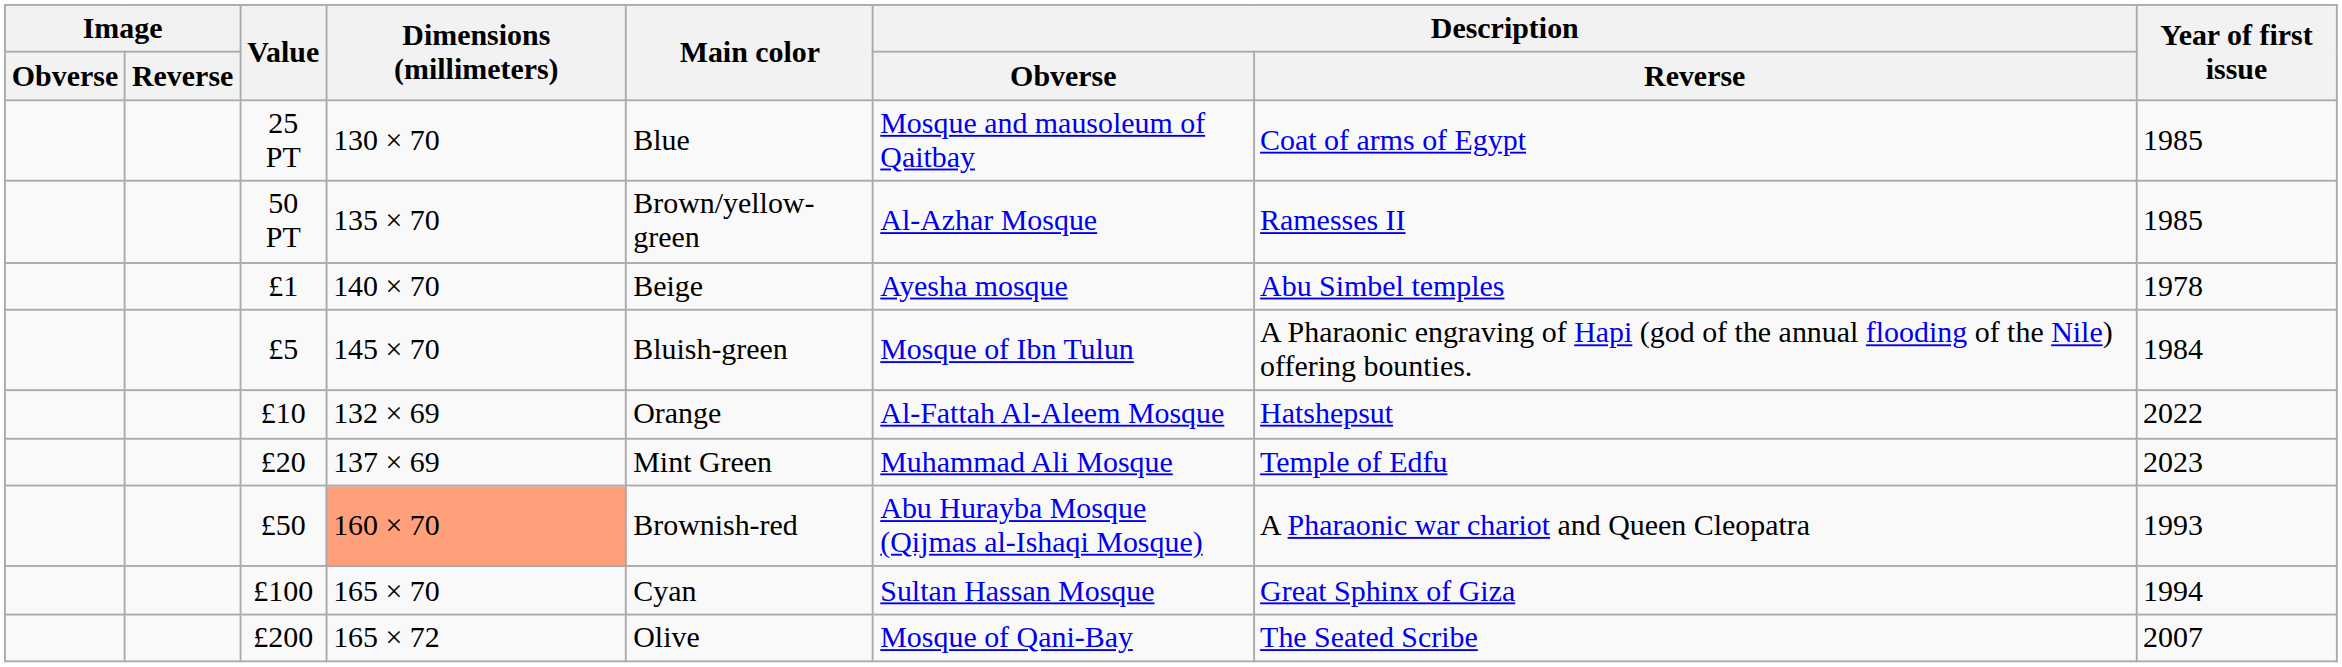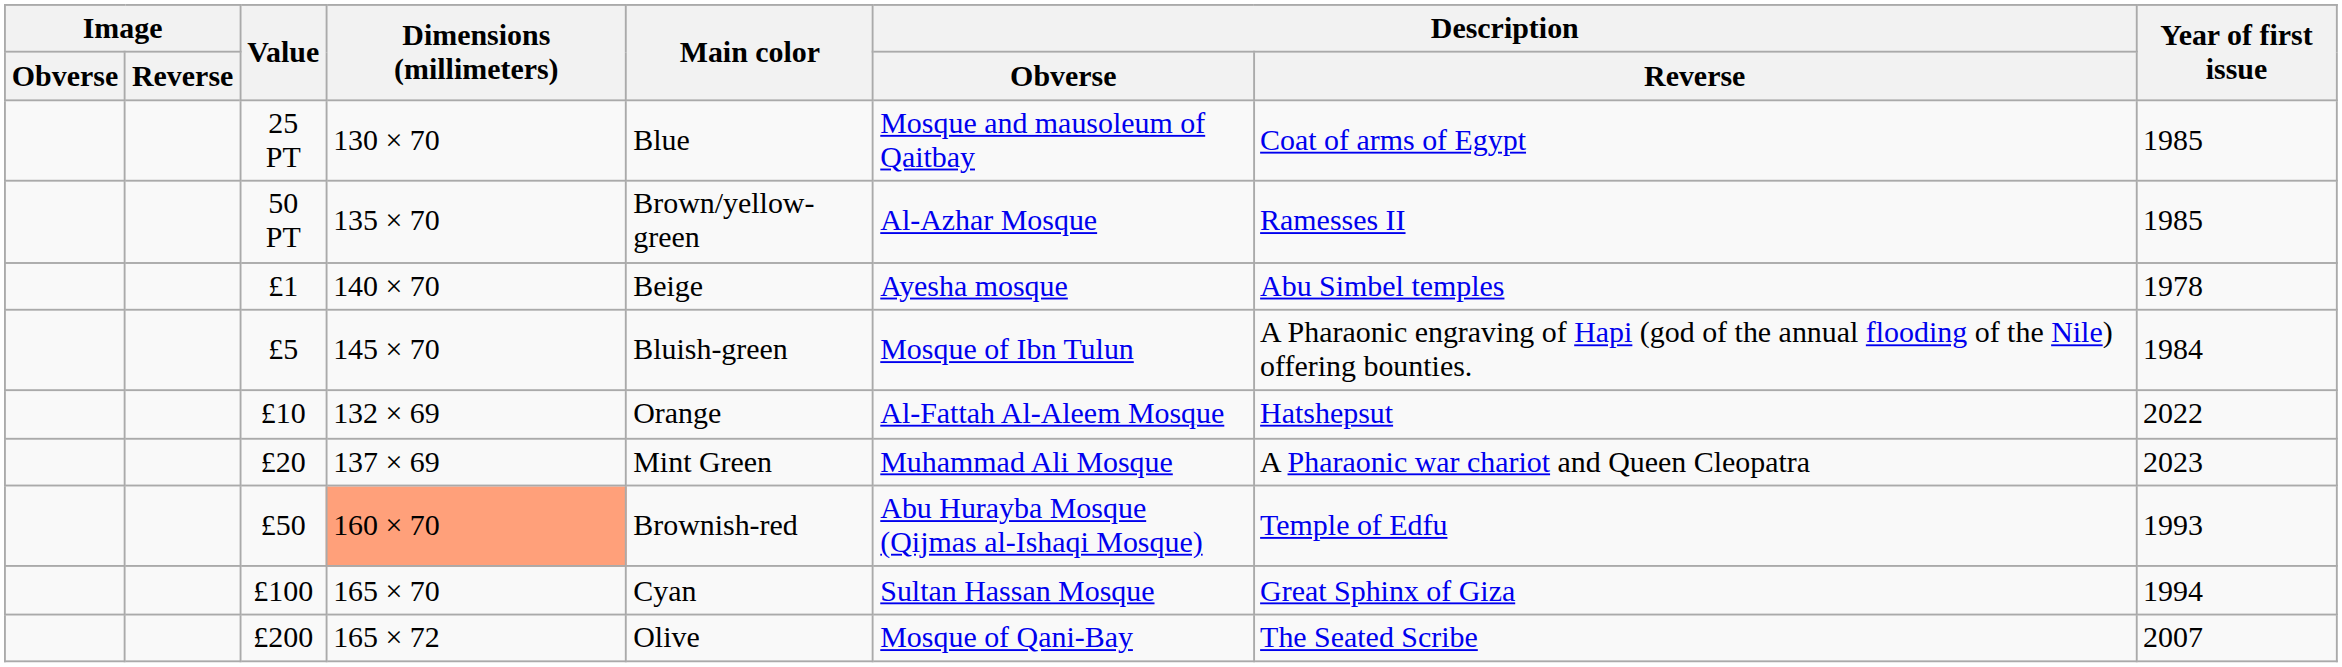(1354, 461) Temple of Edfu -> (1535, 461) A Pharaonic war chariot and Queen Cleopatra
(1535, 525) A Pharaonic war chariot and Queen Cleopatra -> (1354, 525) Temple of Edfu
